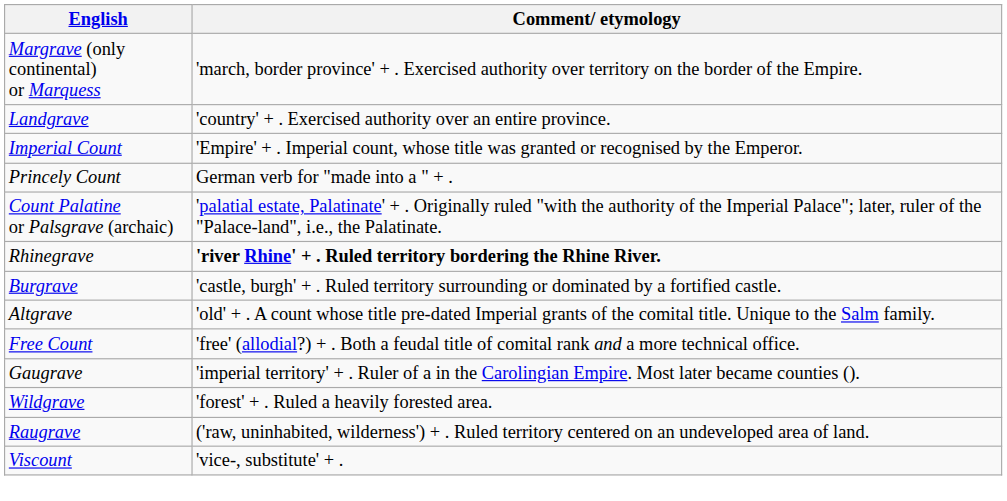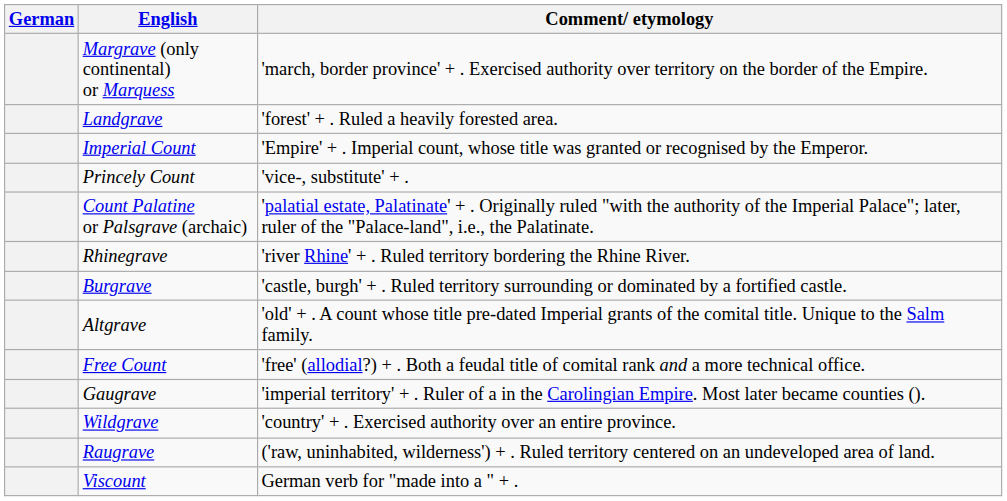+ column: (42, 19)
(403, 118) 'country' + . Exercised authority over an entire province. -> (410, 118) 'forest' + . Ruled a heavily forested area.
(324, 177) German verb for "made into a " + . -> (335, 177) 'vice-, substitute' + .
(428, 256) bold -> (476, 256) normal
(344, 402) 'forest' + . Ruled a heavily forested area. -> (469, 422) 'country' + . Exercised authority over an entire province.
(270, 460) 'vice-, substitute' + . -> (390, 481) German verb for "made into a " + .
